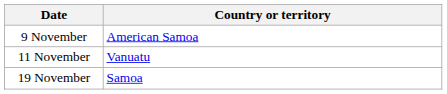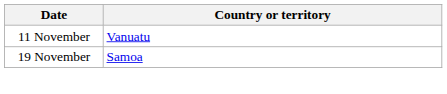- row: (54, 36)
